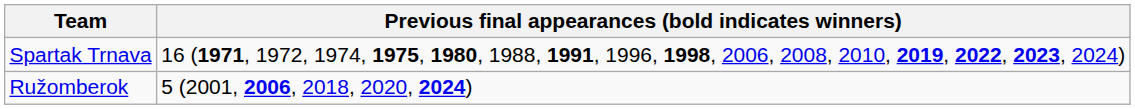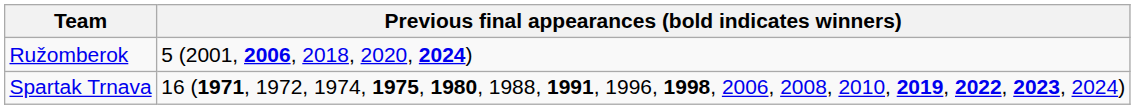rows swapped: (69, 87) <-> (81, 54)
